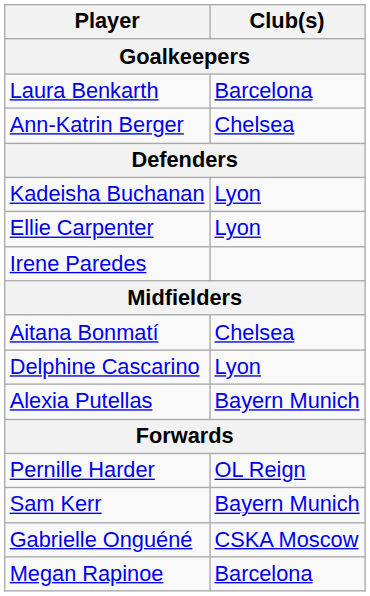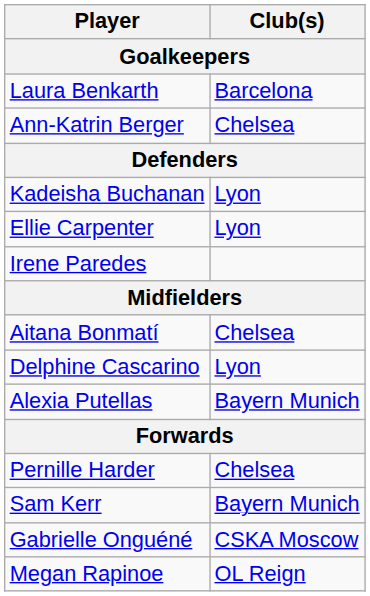(260, 470) OL Reign -> (254, 470) Chelsea
(264, 573) Barcelona -> (260, 573) OL Reign
